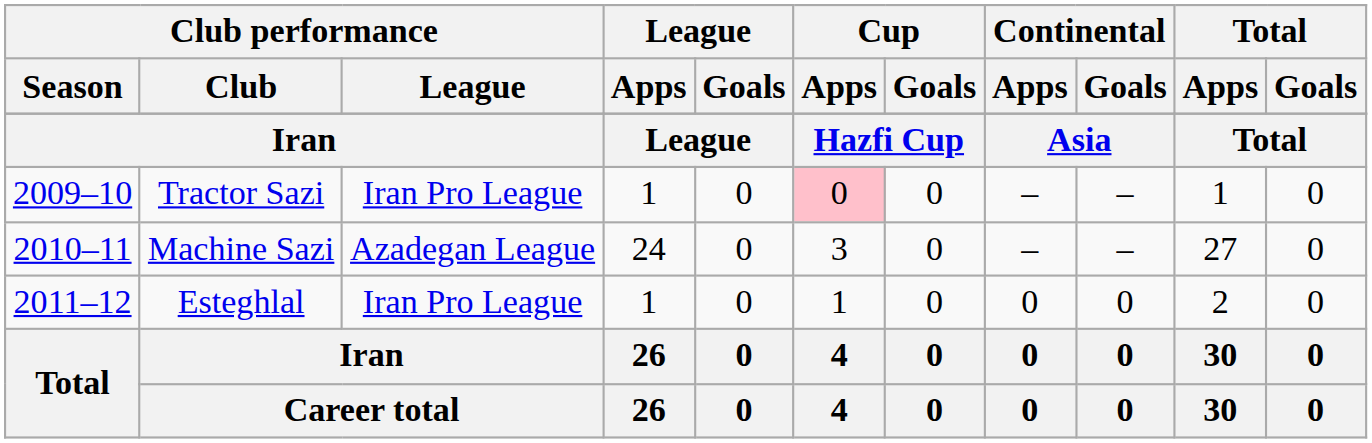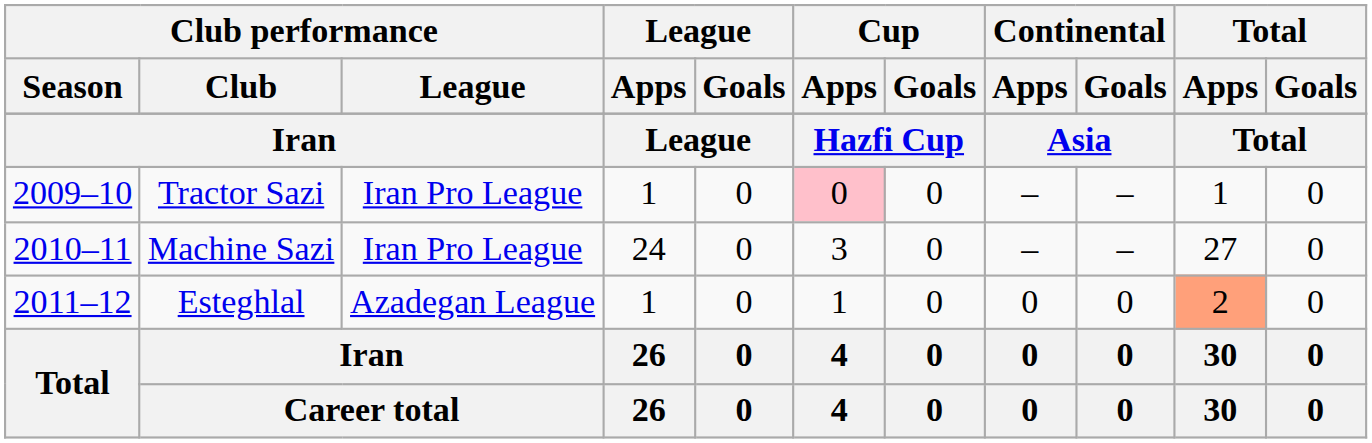(473, 247) Azadegan League -> (473, 247) Iran Pro League
(473, 301) Iran Pro League -> (473, 301) Azadegan League
(1220, 301) no background -> (1220, 301) lightsalmon background
